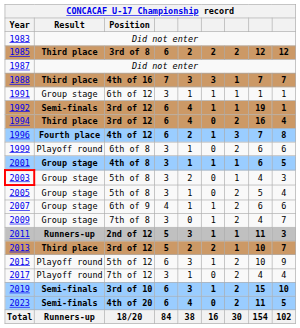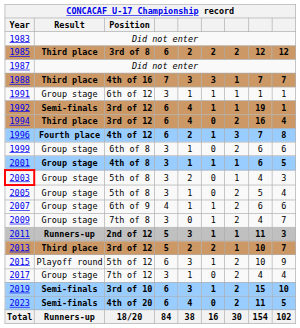(70, 149) Playoff round -> (70, 149) Group stage
(70, 275) Playoff round -> (70, 275) Group stage
